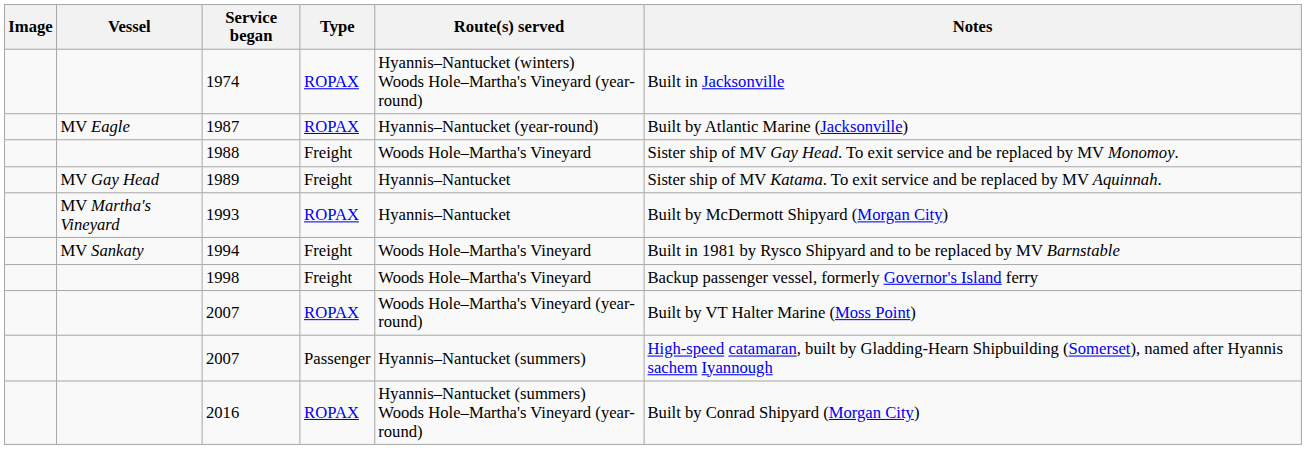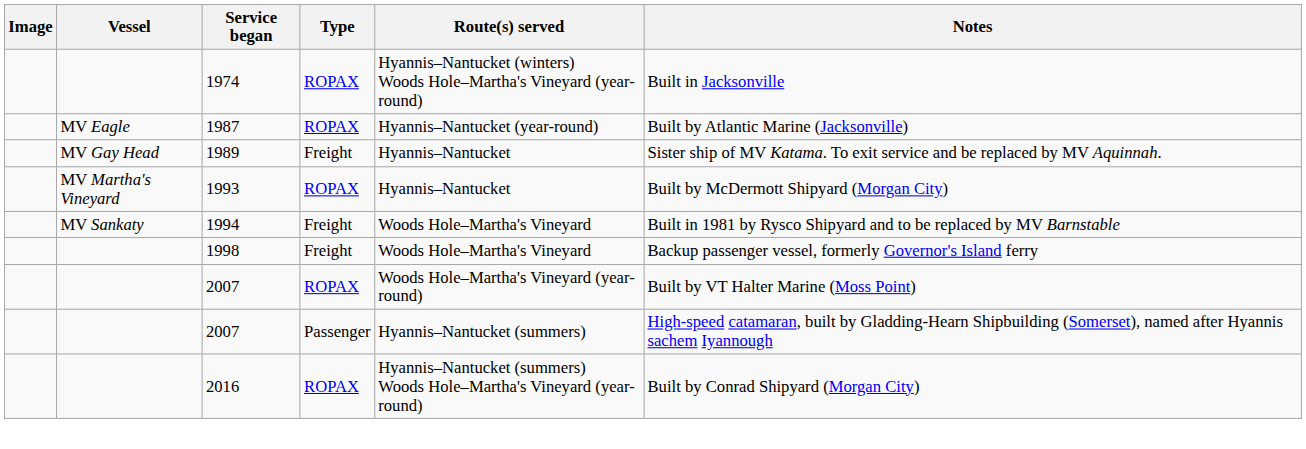- row: (223, 153)
